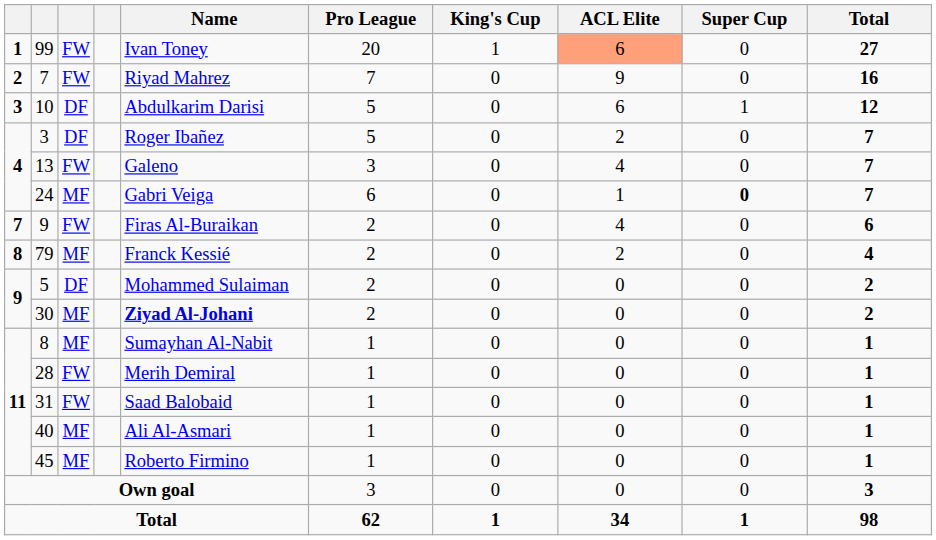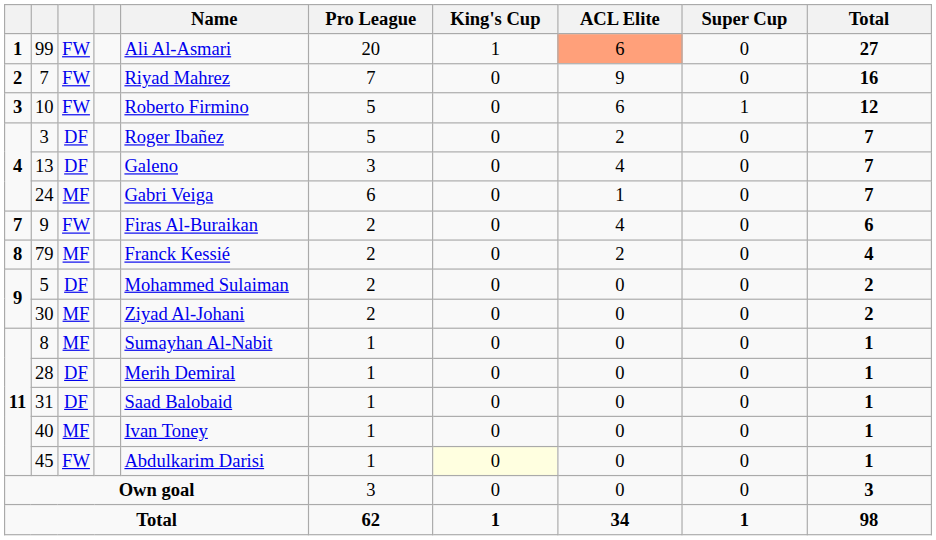(166, 48) Ivan Toney -> (178, 48) Ali Al-Asmari
(76, 107) DF -> (76, 107) FW
(194, 107) Abdulkarim Darisi -> (187, 107) Roberto Firmino
(76, 166) FW -> (76, 166) DF
(744, 195) bold -> (744, 195) normal
(189, 313) bold -> (184, 313) normal
(76, 372) FW -> (76, 372) DF
(76, 401) FW -> (76, 401) DF
(178, 431) Ali Al-Asmari -> (166, 431) Ivan Toney
(76, 460) MF -> (76, 460) FW
(187, 460) Roberto Firmino -> (194, 460) Abdulkarim Darisi
(495, 460) no background -> (495, 460) lightyellow background
